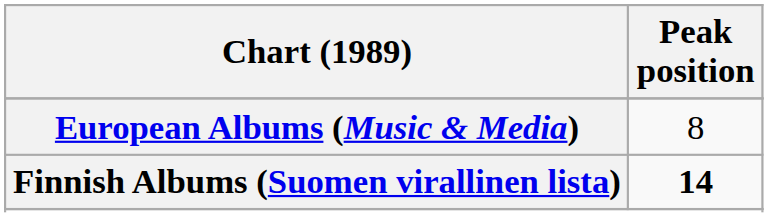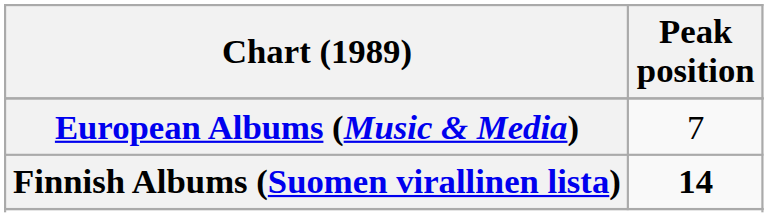(696, 126) 8 -> (696, 126) 7
